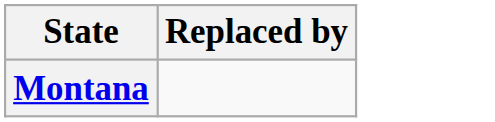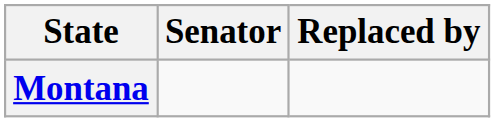+ column: (223, 32)
